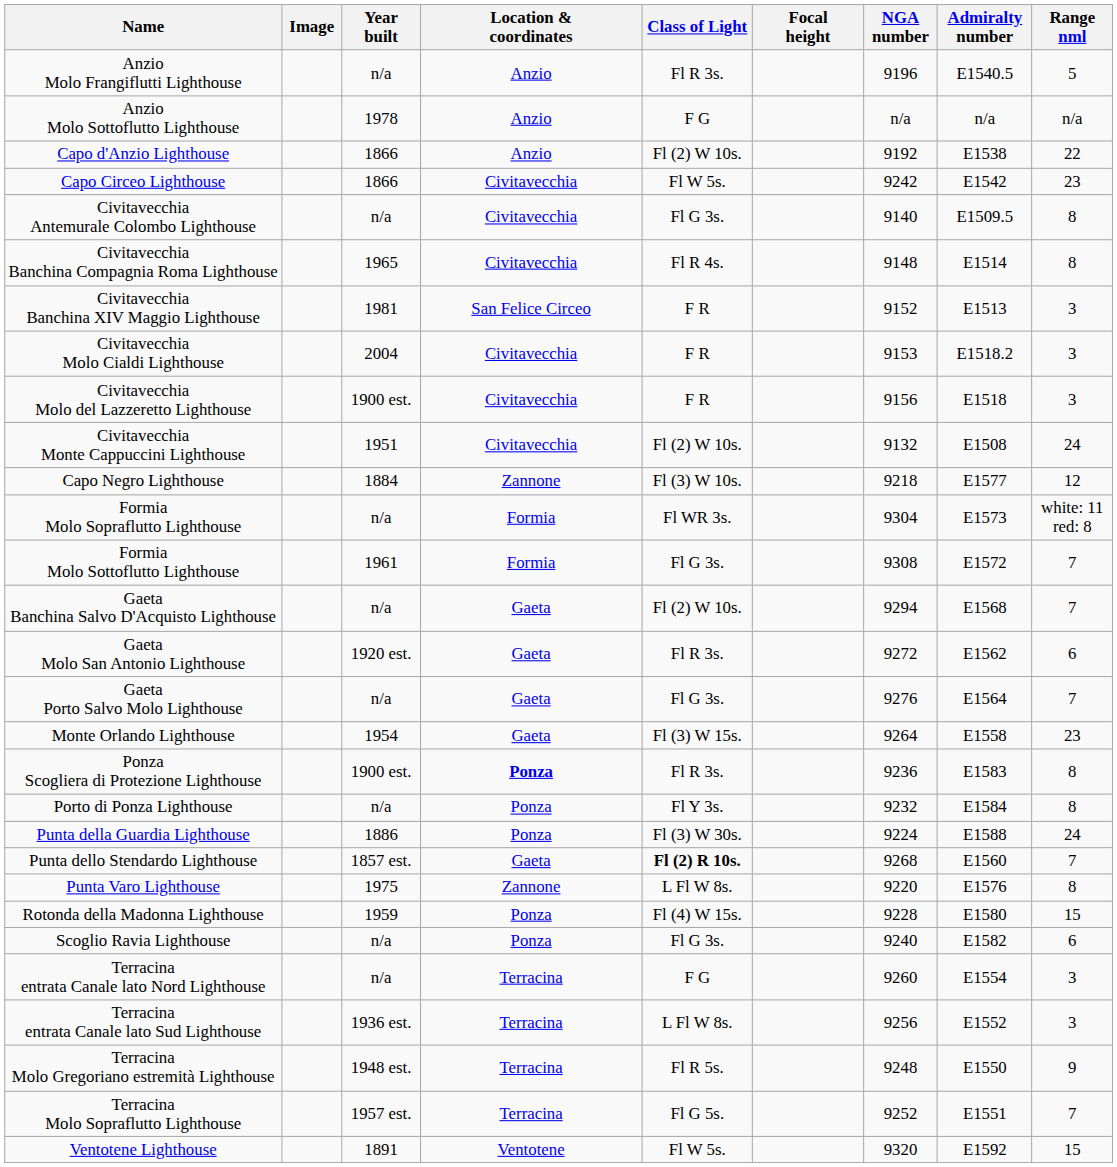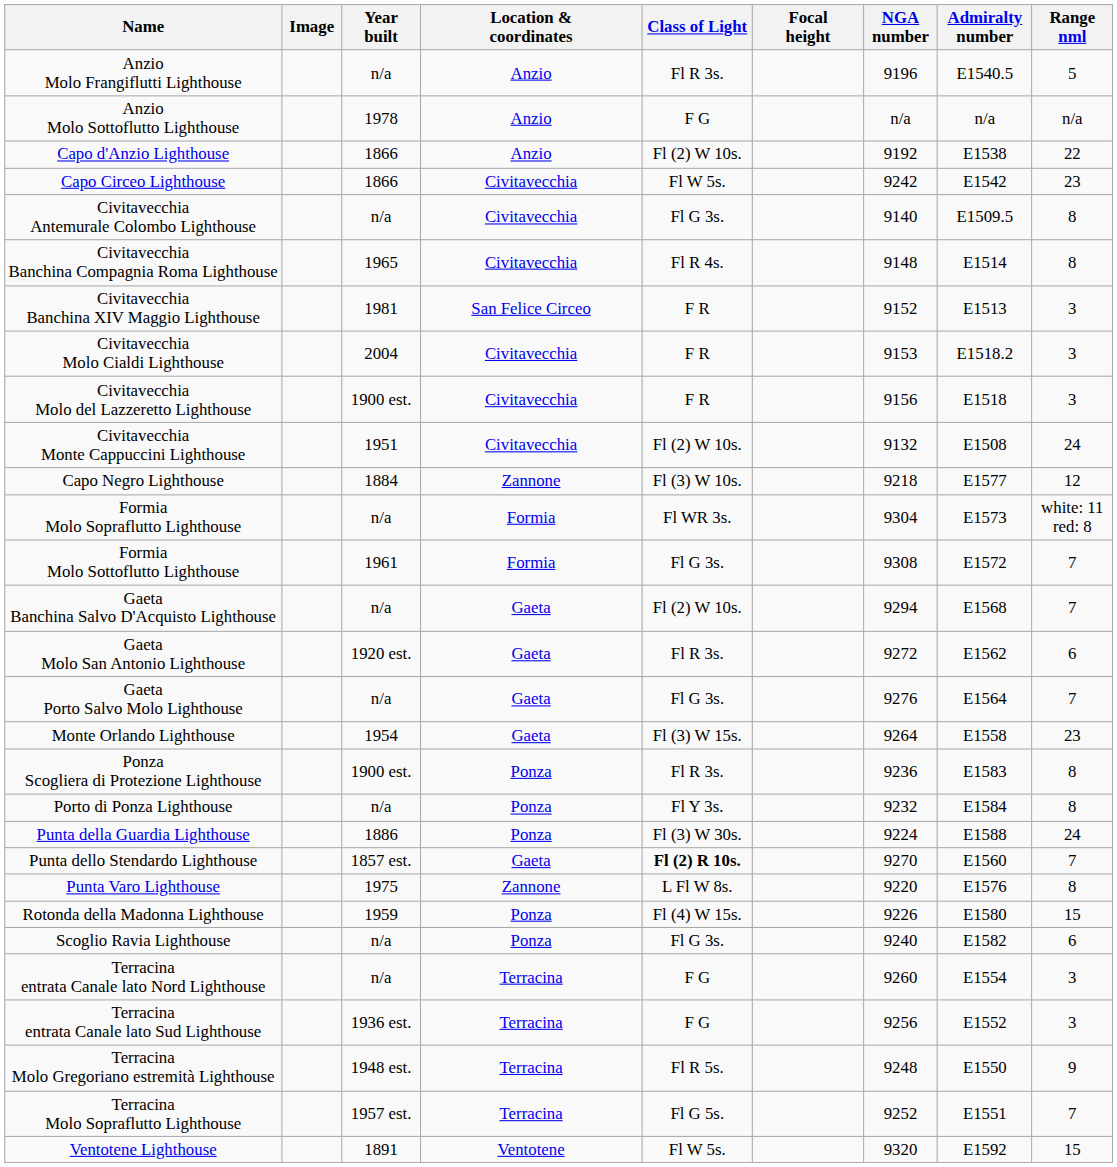(531, 771) bold -> (531, 771) normal
(900, 860) 9268 -> (900, 860) 9270
(900, 914) 9228 -> (900, 914) 9226
(697, 1022) L Fl W 8s. -> (697, 1022) F G
